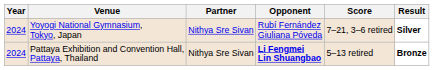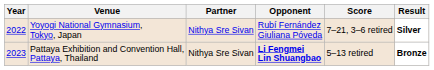(16, 30) 2024 -> (16, 30) 2022
(16, 54) 2024 -> (16, 54) 2023
